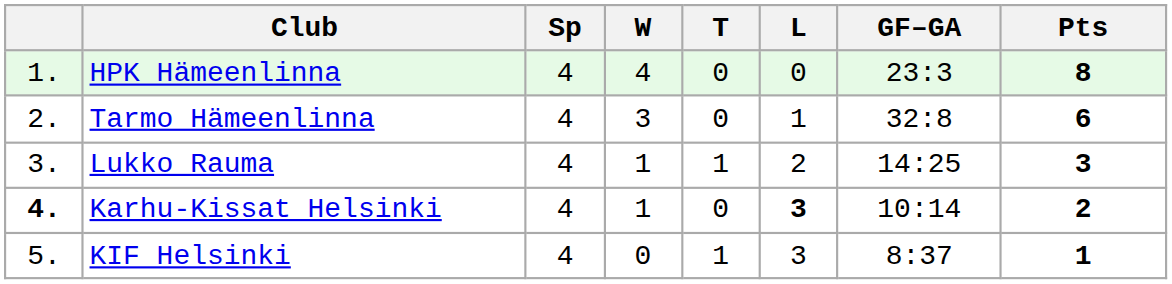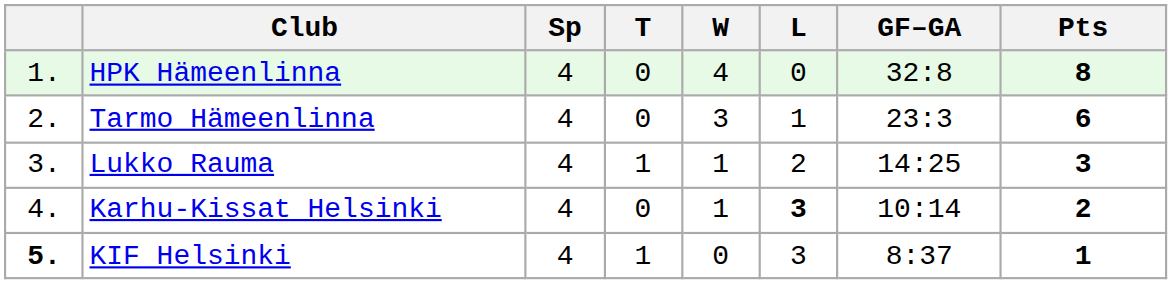columns swapped: (643, 28) <-> (721, 28)
(919, 73) 23:3 -> (919, 73) 32:8
(919, 119) 32:8 -> (919, 119) 23:3
(44, 210) bold -> (44, 210) normal
(44, 256) normal -> (44, 256) bold
